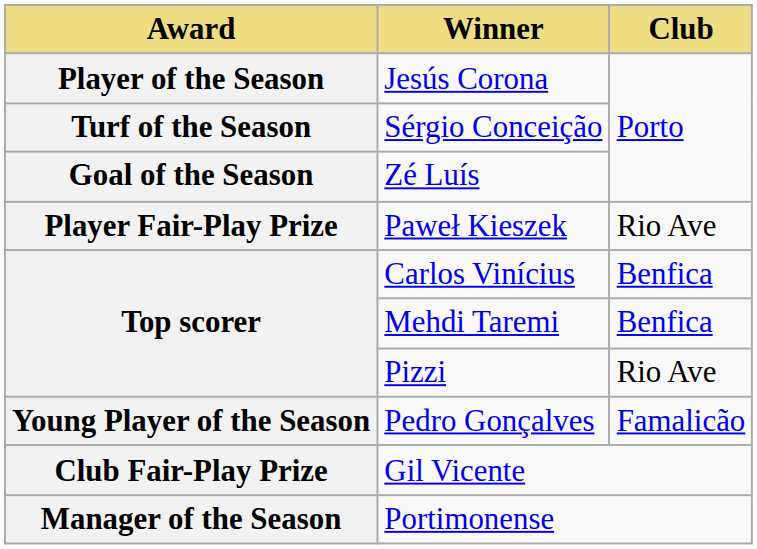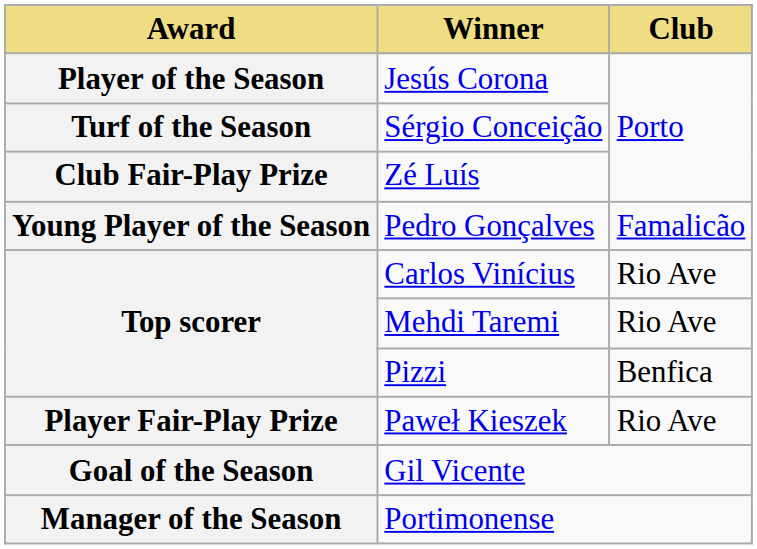(191, 175) Goal of the Season -> (191, 175) Club Fair-Play Prize
rows swapped: (489, 420) <-> (476, 224)
(665, 273) Benfica -> (667, 273) Rio Ave
(665, 322) Benfica -> (667, 322) Rio Ave
(667, 371) Rio Ave -> (665, 371) Benfica
(191, 469) Club Fair-Play Prize -> (191, 469) Goal of the Season
